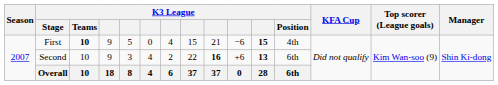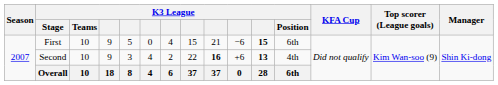(85, 42) bold -> (85, 42) normal
(293, 42) 4th -> (293, 42) 6th
(293, 58) 6th -> (293, 58) 4th
